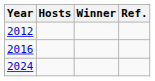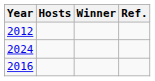rows swapped: (20, 49) <-> (20, 67)
